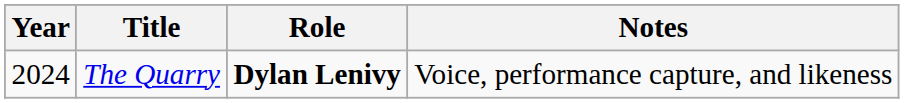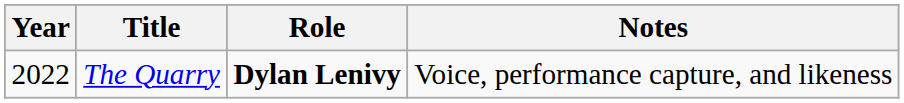(41, 73) 2024 -> (41, 73) 2022
